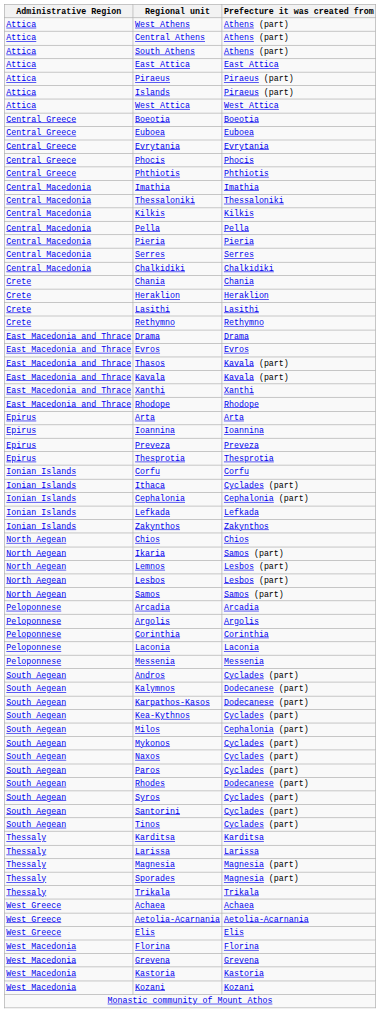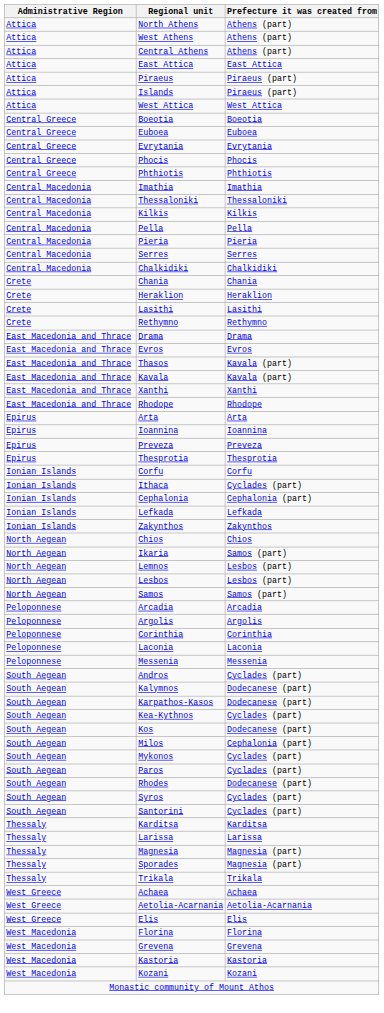+ row: (168, 25)
- row: (165, 52)
+ row: (146, 730)
- row: (148, 757)
- row: (148, 825)
